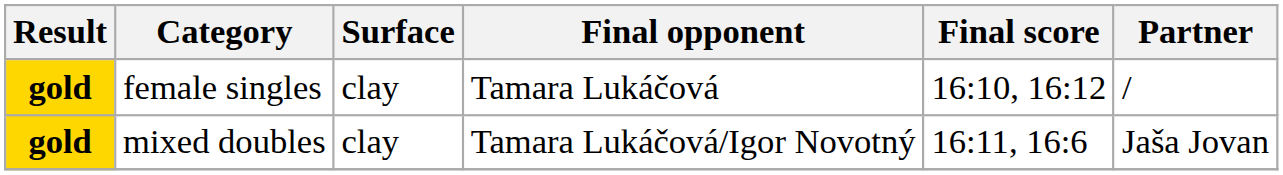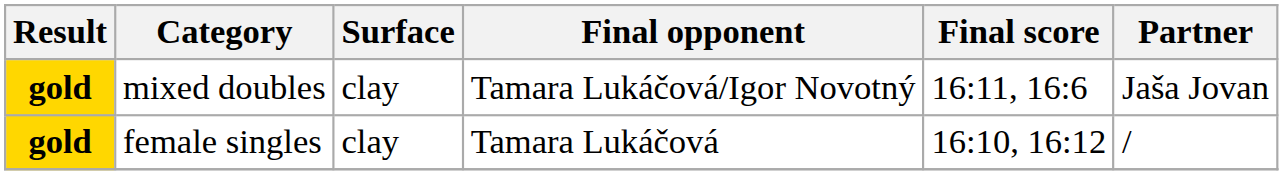rows swapped: (222, 86) <-> (224, 141)
